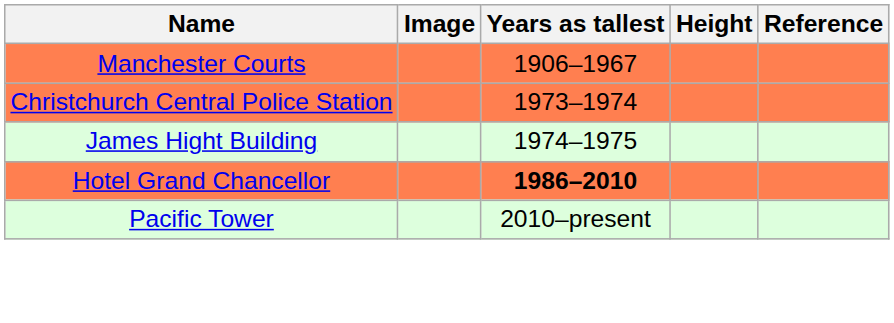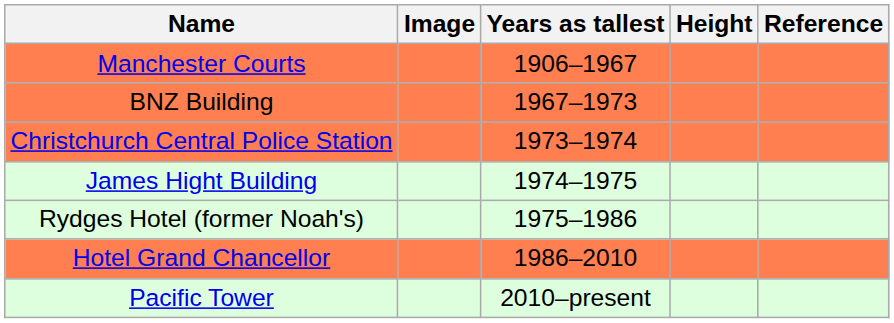+ row: (201, 102)
+ row: (201, 219)
(576, 180) bold -> (576, 258) normal
